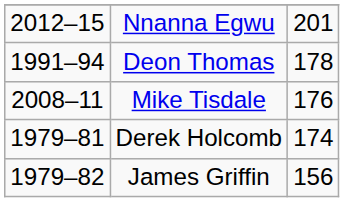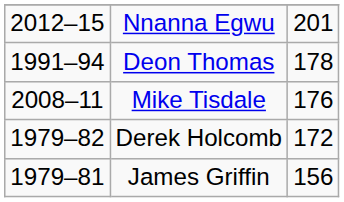(57, 138) 1979–81 -> (57, 138) 1979–82
(313, 138) 174 -> (313, 138) 172
(57, 176) 1979–82 -> (57, 176) 1979–81
